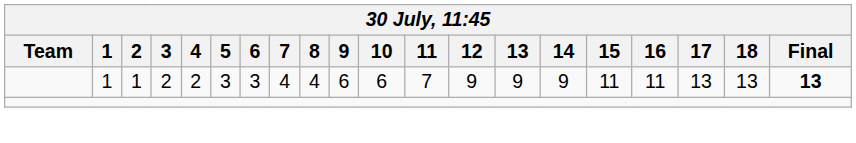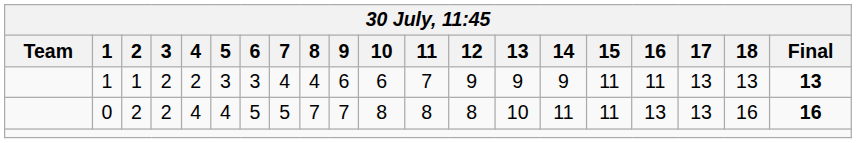+ row: (107, 112)
